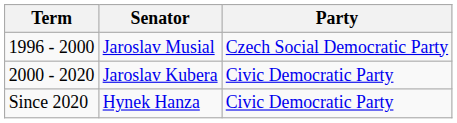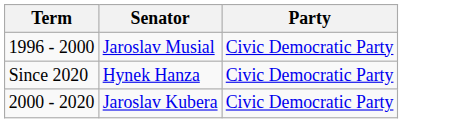(337, 46) Czech Social Democratic Party -> (310, 46) Civic Democratic Party
rows swapped: (160, 74) <-> (151, 103)
